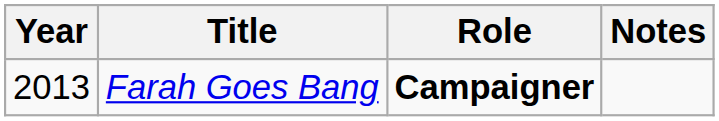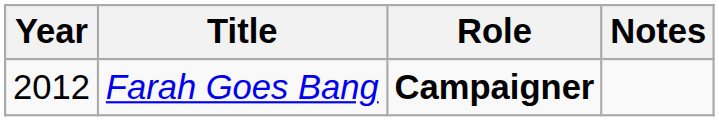(51, 86) 2013 -> (51, 86) 2012
